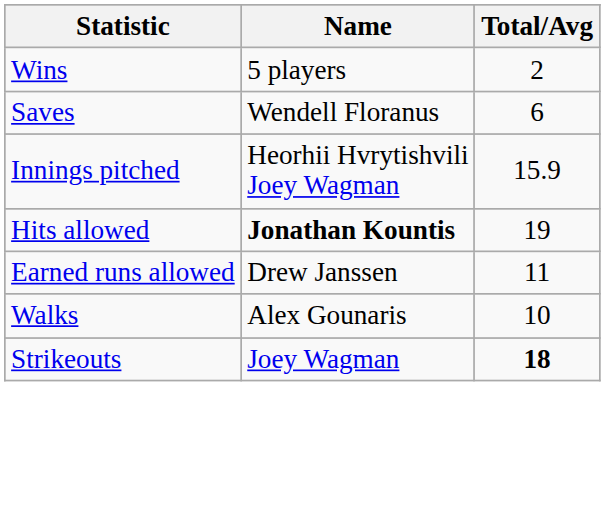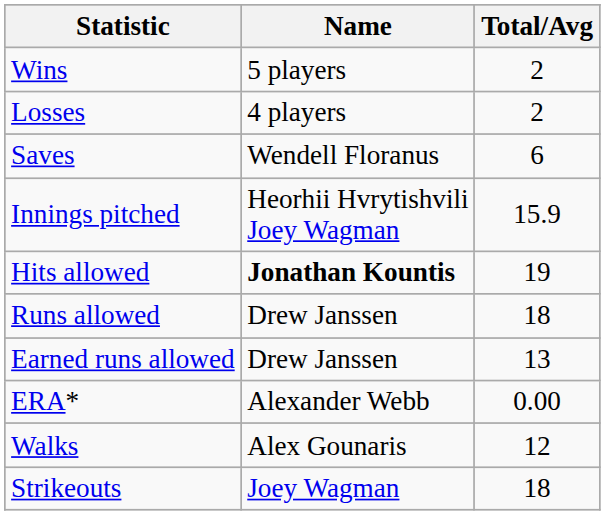+ row: (48, 112)
+ row: (86, 315)
(537, 272) 11 -> (537, 358) 13
+ row: (45, 401)
(537, 315) 10 -> (537, 444) 12
(537, 358) bold -> (537, 488) normal
